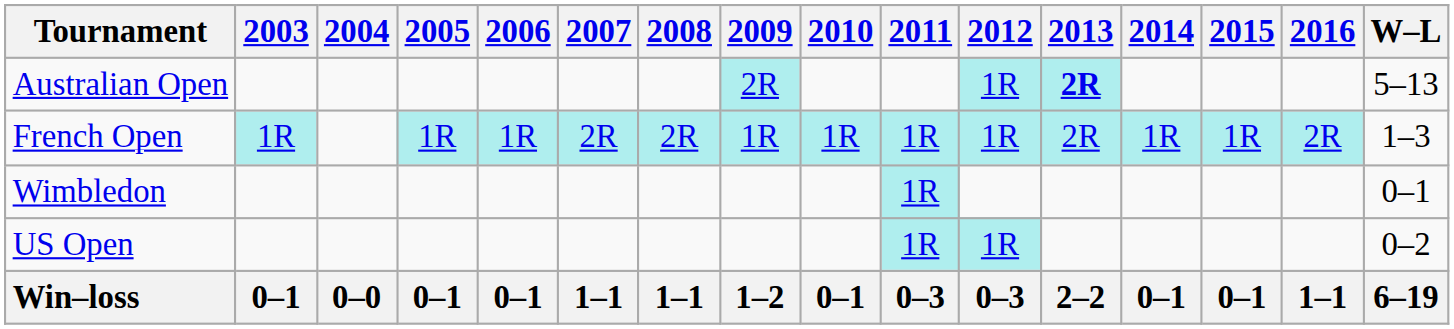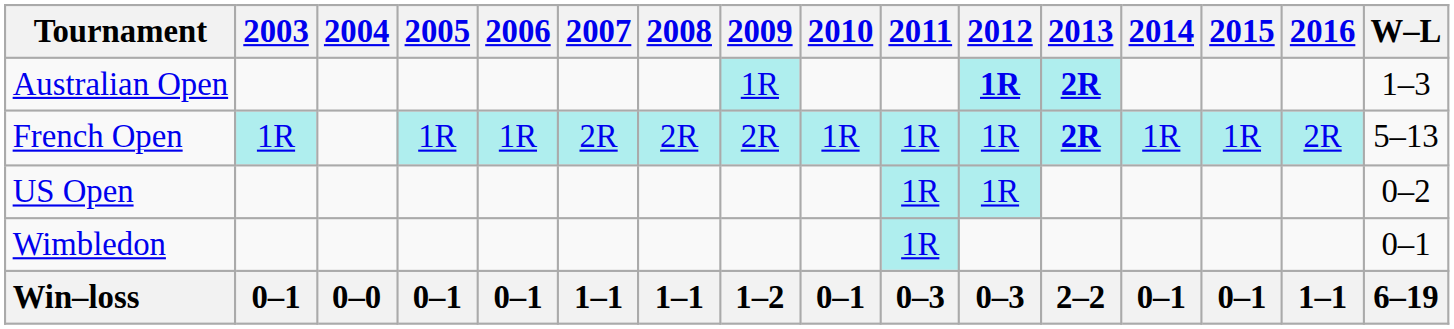(760, 83) 2R -> (760, 83) 1R
(1000, 83) normal -> (1000, 83) bold
(1406, 83) 5–13 -> (1406, 83) 1–3
(760, 136) 1R -> (760, 136) 2R
(1081, 136) normal -> (1081, 136) bold
(1406, 136) 1–3 -> (1406, 136) 5–13
rows swapped: (89, 190) <-> (73, 243)
